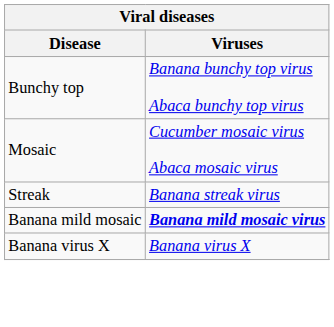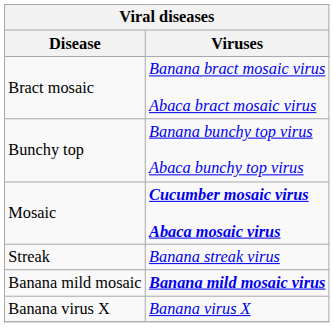+ row: (51, 87)
(227, 150) normal -> (229, 212) bold
